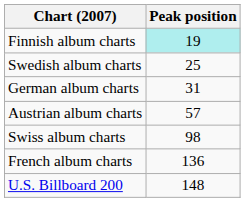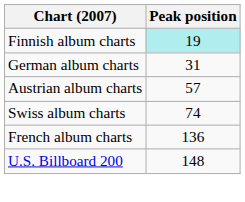- row: (75, 64)
(193, 137) 98 -> (193, 112) 74
